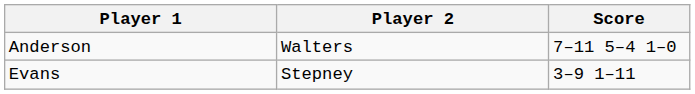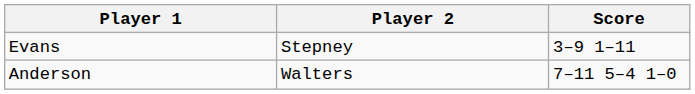rows swapped: (50, 47) <-> (34, 75)
